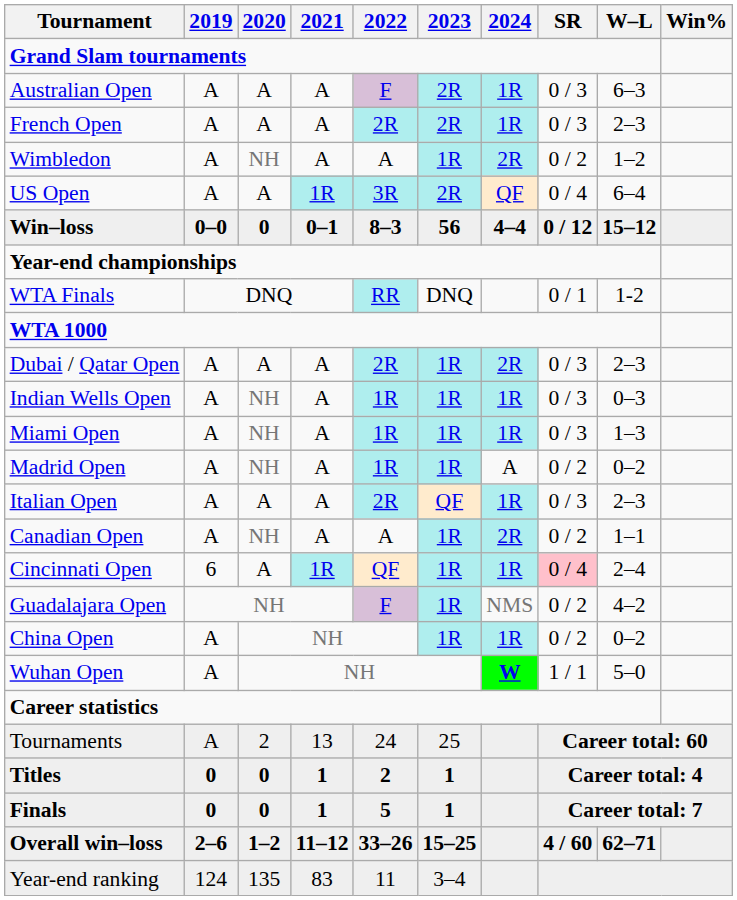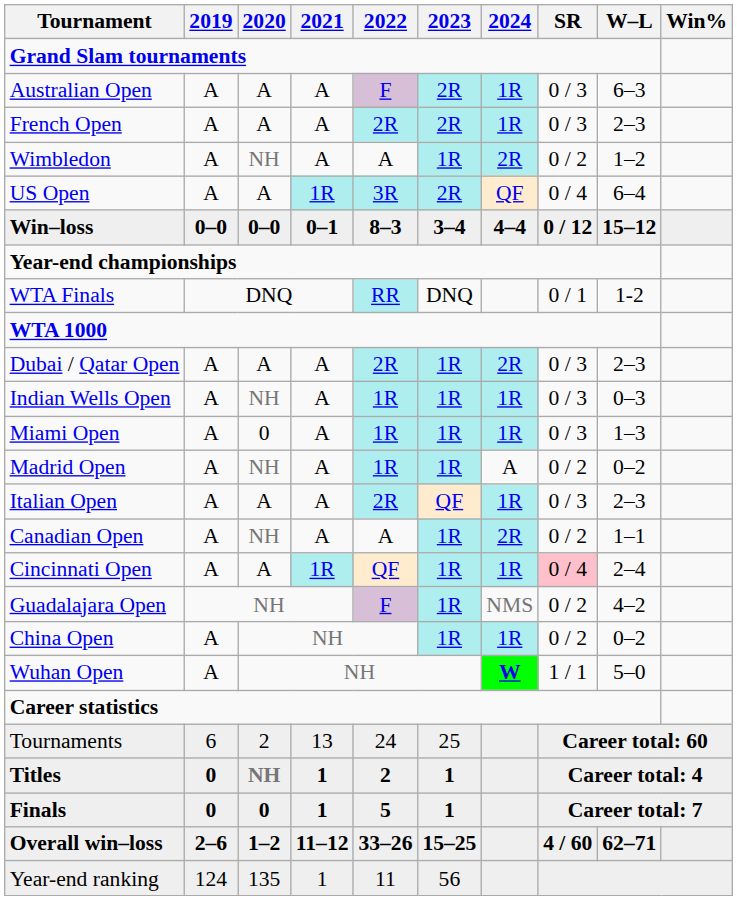(264, 227) 0 -> (264, 227) 0–0
(449, 227) 56 -> (449, 227) 3–4
(264, 432) NH -> (264, 432) 0
(211, 569) 6 -> (211, 569) A
(211, 741) A -> (211, 741) 6
(264, 775) 0 -> (264, 775) NH
(322, 878) 83 -> (322, 878) 1
(449, 878) 3–4 -> (449, 878) 56
